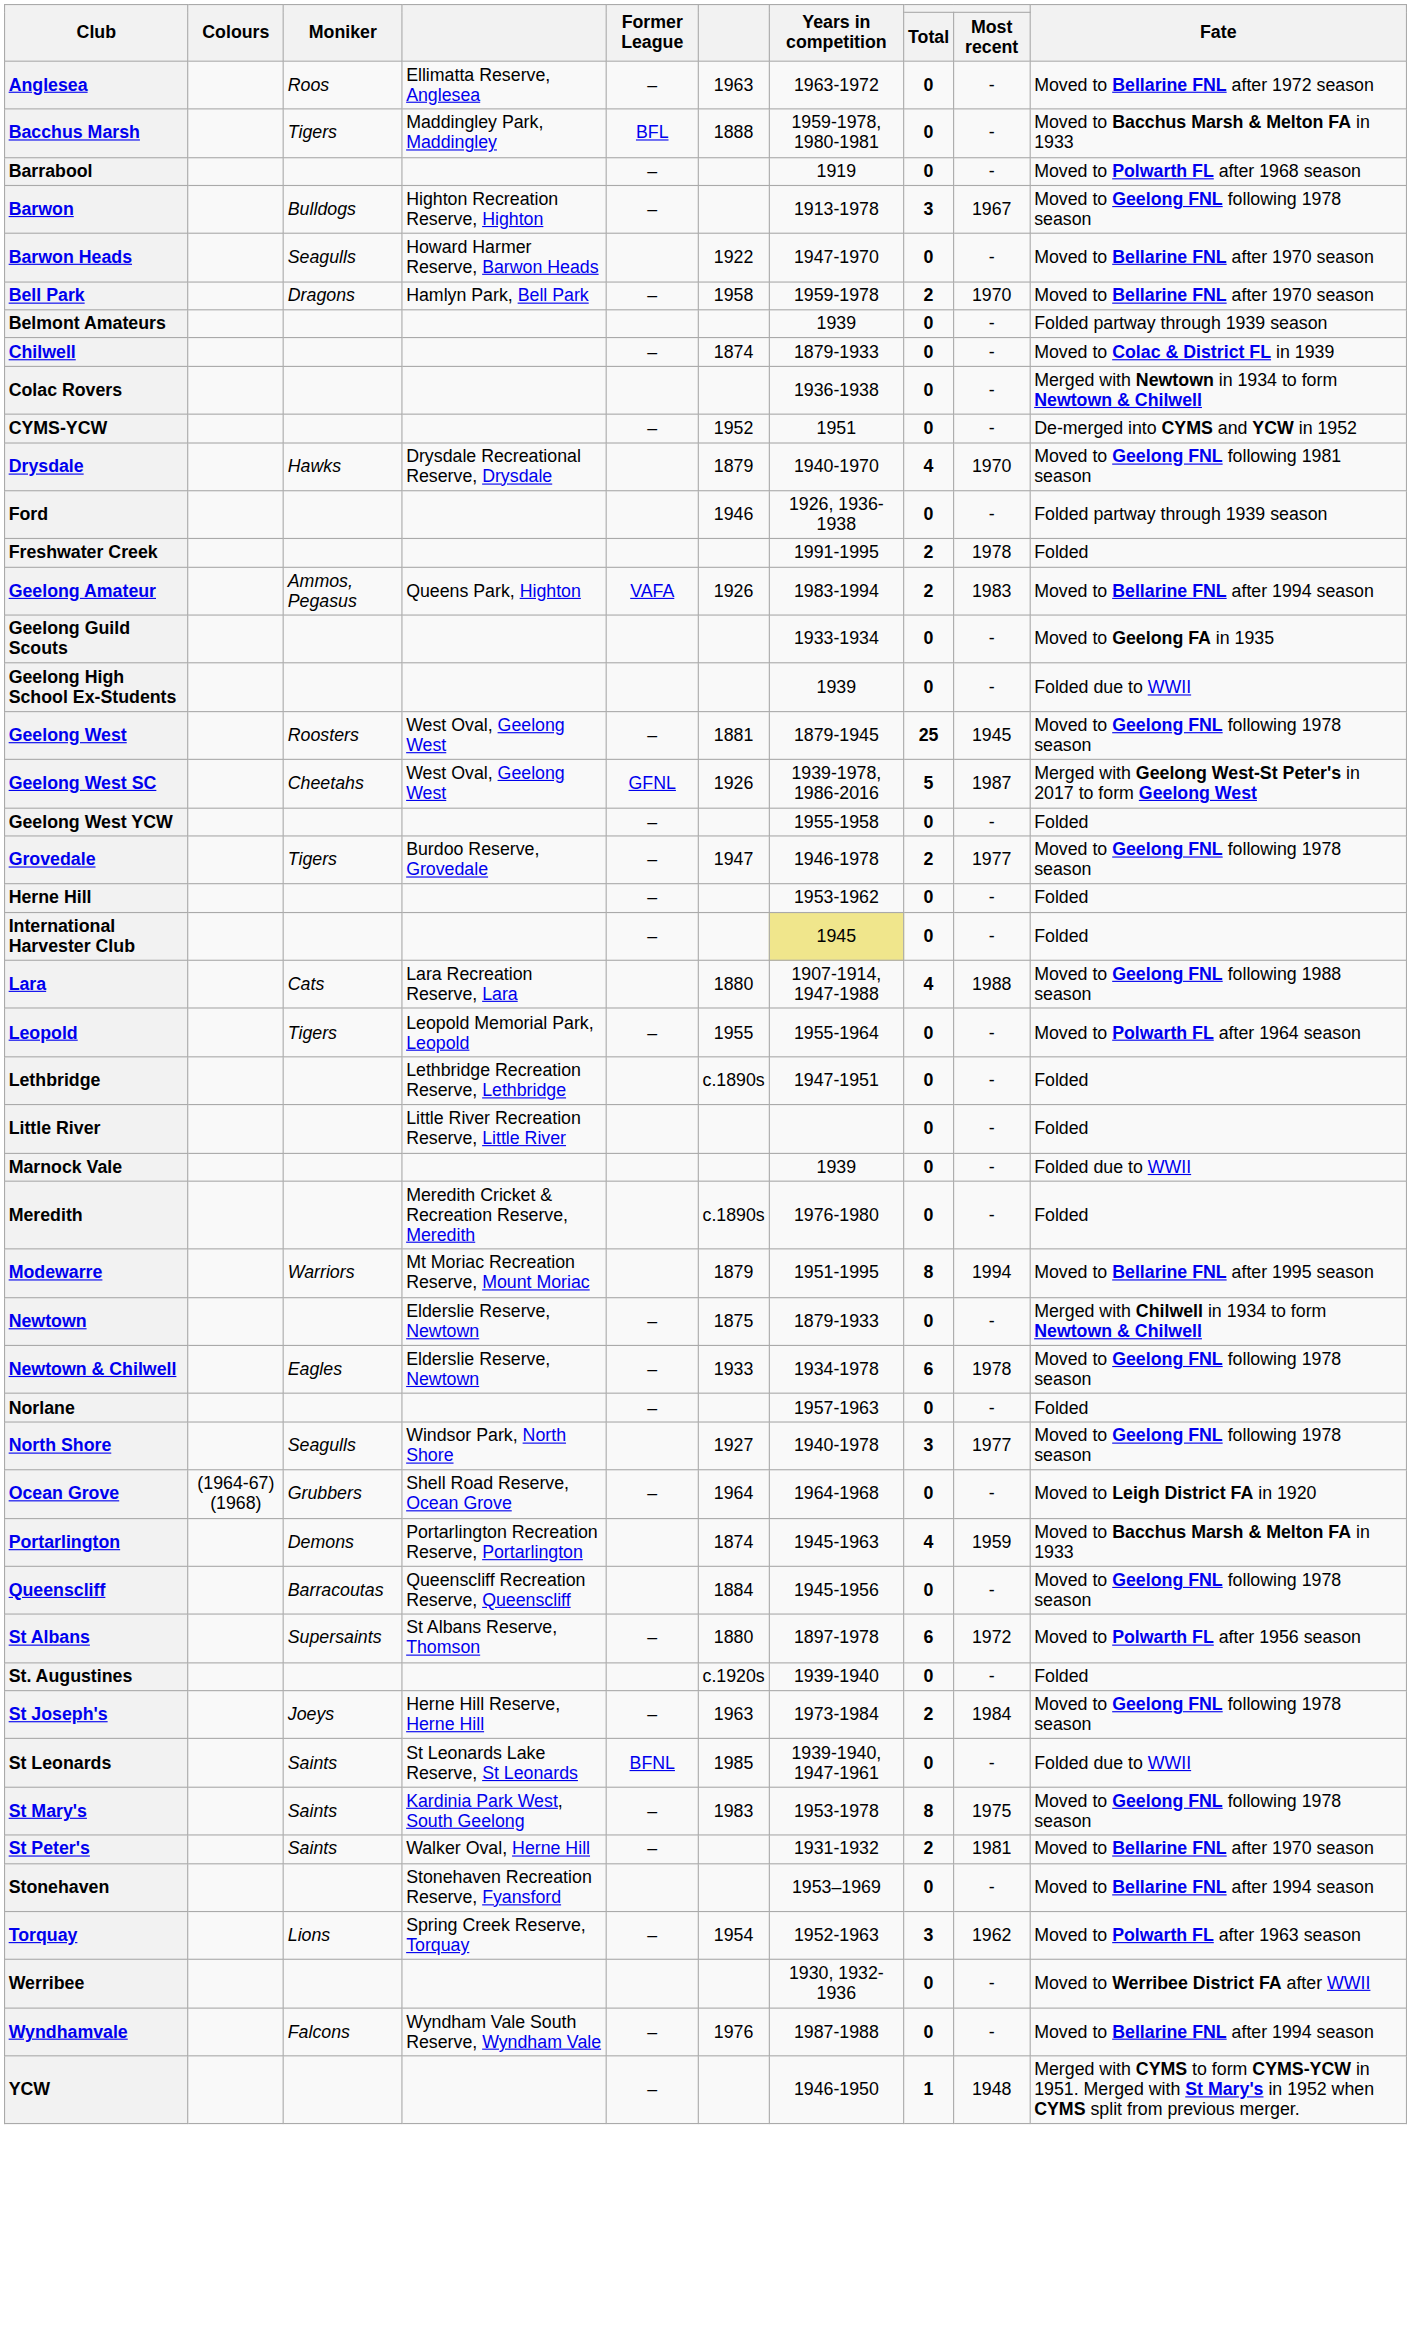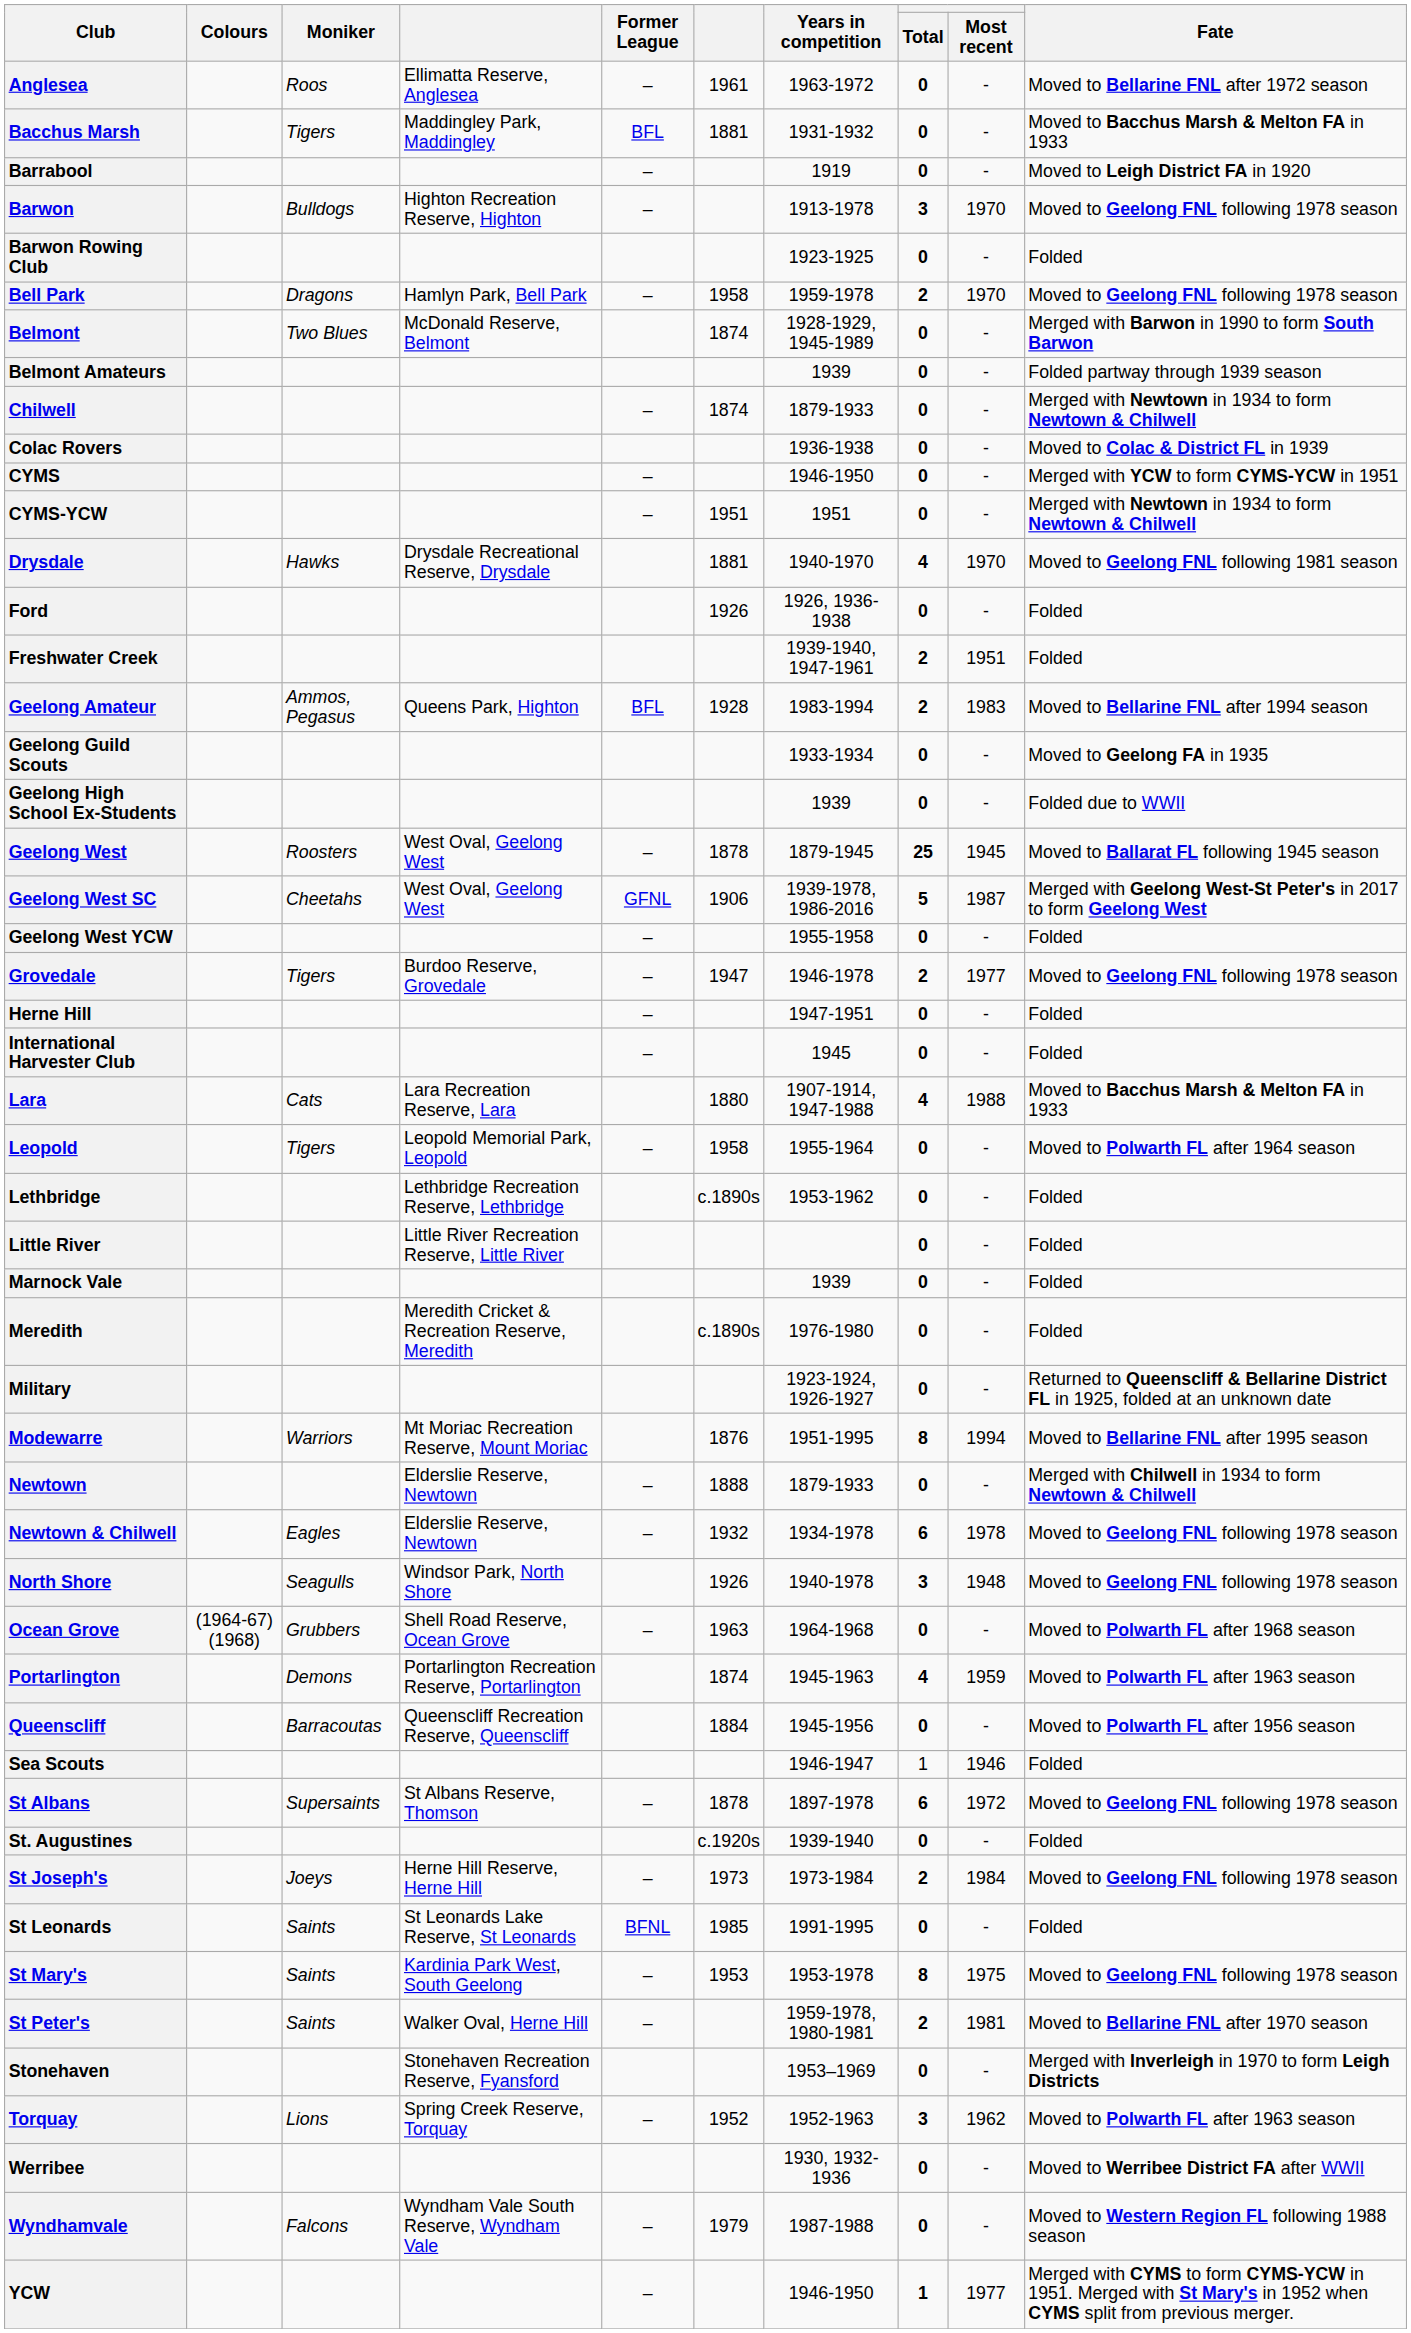(734, 84) 1963 -> (729, 84) 1961
(734, 133) 1888 -> (729, 133) 1881
(836, 133) 1959-1978, 1980-1981 -> (831, 133) 1931-1932
(1198, 171) Moved to Polwarth FL after 1968 season -> (1169, 171) Moved to Leigh District FA in 1920
(992, 209) 1967 -> (986, 209) 1970
- row: (70, 257)
+ row: (76, 257)
(1204, 295) Moved to Bellarine FNL after 1970 season -> (1213, 295) Moved to Geelong FNL following 1978 season
+ row: (44, 333)
(1184, 351) Moved to Colac & District FL in 1939 -> (1180, 410) Merged with Newtown in 1934 to form Newtown & Chilwell
(1186, 390) Merged with Newtown in 1934 to form Newtown & Chilwell -> (1178, 448) Moved to Colac & District FL in 1939
+ row: (34, 476)
(734, 428) 1952 -> (729, 514) 1951
(1196, 428) De-merged into CYMS and YCW in 1952 -> (1180, 514) Merged with Newtown in 1934 to form Newtown & Chilwell
(734, 466) 1879 -> (729, 562) 1881
(734, 514) 1946 -> (729, 610) 1926
(1181, 514) Folded partway through 1939 season -> (1055, 610) Folded
(836, 552) 1991-1995 -> (831, 659) 1939-1940, 1947-1961
(992, 552) 1978 -> (986, 659) 1951
(652, 590) VAFA -> (648, 707) BFL
(734, 590) 1926 -> (729, 707) 1928
(734, 735) 1881 -> (729, 851) 1878
(1188, 735) Moved to Geelong FNL following 1978 season -> (1204, 851) Moved to Ballarat FL following 1945 season
(734, 783) 1926 -> (729, 899) 1906
(836, 897) 1953-1962 -> (831, 1014) 1947-1951
(836, 936) khaki background -> (831, 1052) no background
(1188, 984) Moved to Geelong FNL following 1988 season -> (1196, 1100) Moved to Bacchus Marsh & Melton FA in 1933
(734, 1032) 1955 -> (729, 1148) 1958
(836, 1080) 1947-1951 -> (831, 1196) 1953-1962
(1113, 1166) Folded due to WWII -> (1055, 1283) Folded
+ row: (40, 1389)
(734, 1273) 1879 -> (729, 1437) 1876
(734, 1321) 1875 -> (729, 1485) 1888
(734, 1369) 1933 -> (729, 1533) 1932
- row: (42, 1407)
(734, 1445) 1927 -> (729, 1582) 1926
(992, 1445) 1977 -> (986, 1582) 1948
(734, 1493) 1964 -> (729, 1630) 1963
(1175, 1493) Moved to Leigh District FA in 1920 -> (1192, 1630) Moved to Polwarth FL after 1968 season
(1202, 1542) Moved to Bacchus Marsh & Melton FA in 1933 -> (1192, 1678) Moved to Polwarth FL after 1963 season
(1188, 1590) Moved to Geelong FNL following 1978 season -> (1192, 1726) Moved to Polwarth FL after 1956 season
+ row: (57, 1764)
(734, 1638) 1880 -> (729, 1802) 1878
(1198, 1638) Moved to Polwarth FL after 1956 season -> (1213, 1802) Moved to Geelong FNL following 1978 season
(734, 1714) 1963 -> (729, 1879) 1973
(836, 1762) 1939-1940, 1947-1961 -> (831, 1927) 1991-1995
(1113, 1762) Folded due to WWII -> (1055, 1927) Folded
(734, 1810) 1983 -> (729, 1975) 1953
(836, 1849) 1931-1932 -> (831, 2023) 1959-1978, 1980-1981
(1204, 1887) Moved to Bellarine FNL after 1994 season -> (1209, 2071) Merged with Inverleigh in 1970 to form Leigh Districts
(734, 1935) 1954 -> (729, 2119) 1952
(734, 2031) 1976 -> (729, 2226) 1979
(1204, 2031) Moved to Bellarine FNL after 1994 season -> (1207, 2226) Moved to Western Region FL following 1988 season
(992, 2089) 1948 -> (986, 2294) 1977
